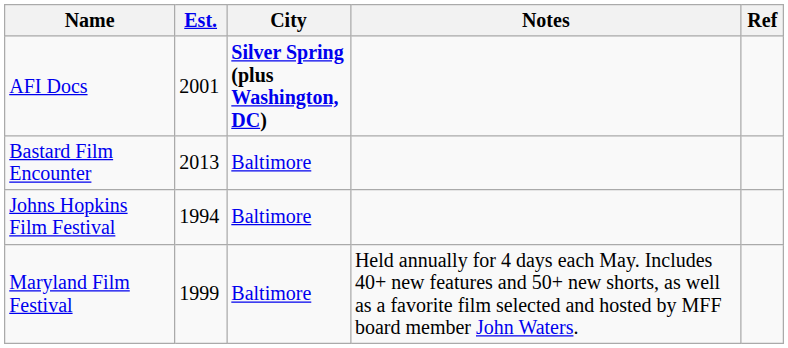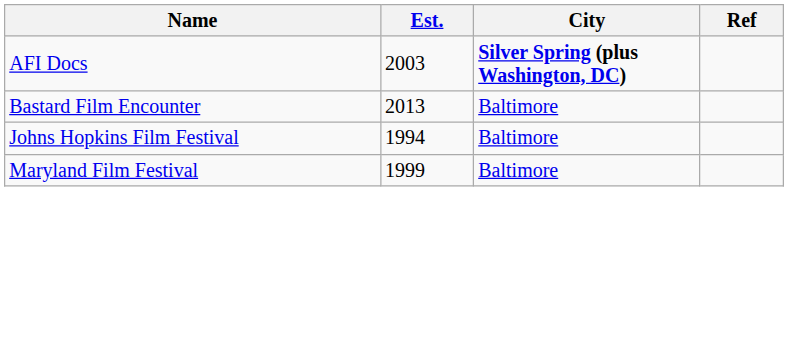- column: (546, 20)
(199, 85) 2001 -> (405, 63) 2003
